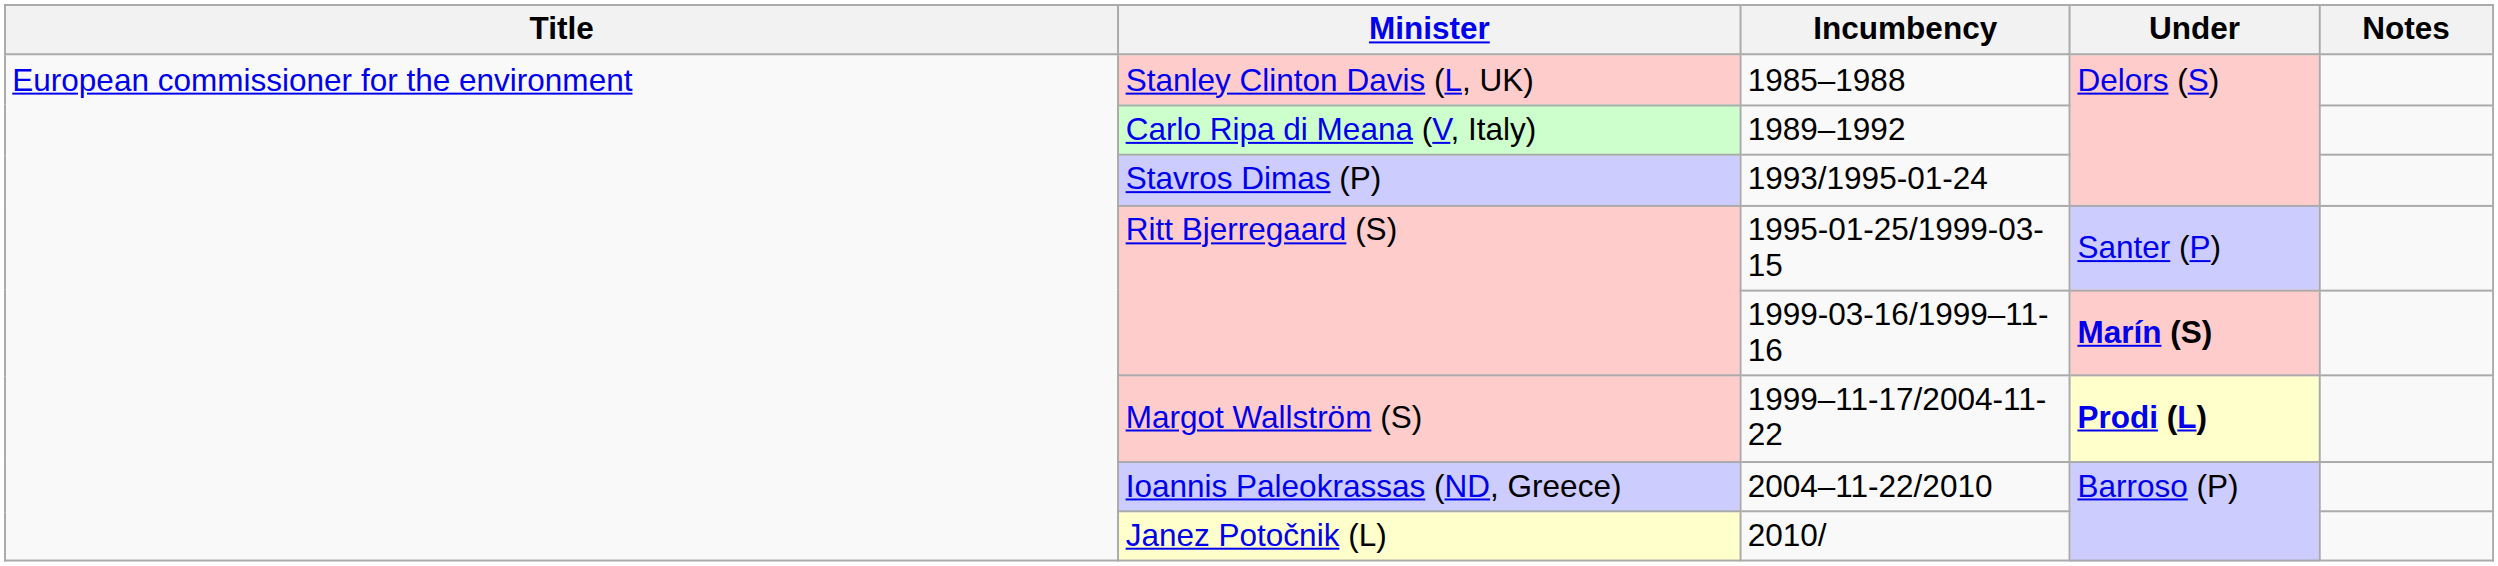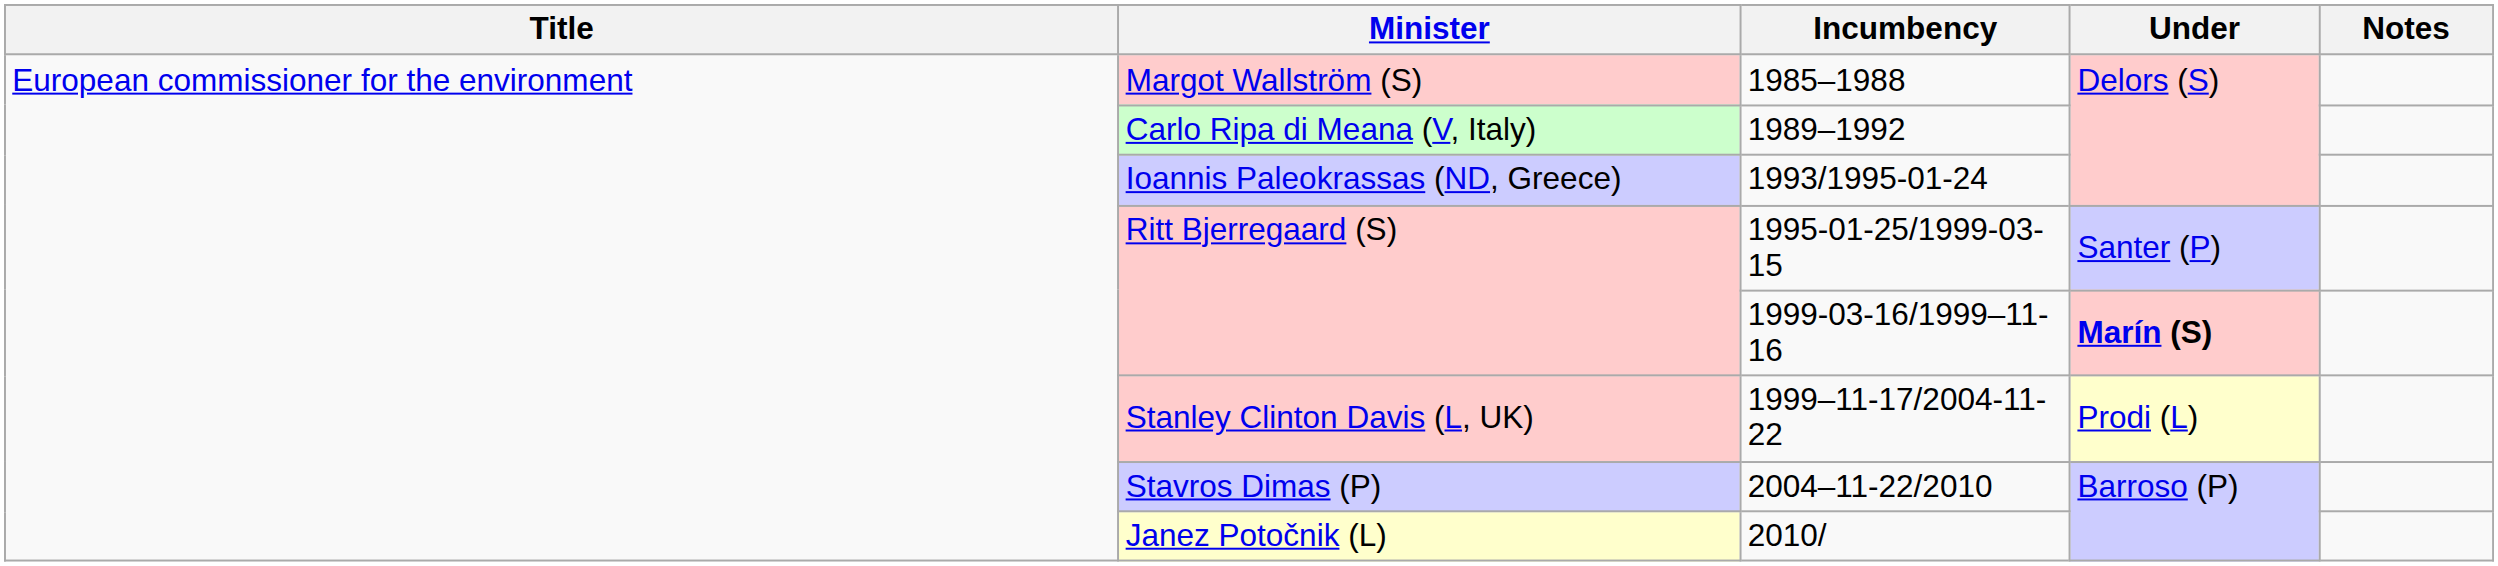(1330, 79) Stanley Clinton Davis (L, UK) -> (1274, 79) Margot Wallström (S)
(1254, 179) Stavros Dimas (P) -> (1374, 179) Ioannis Paleokrassas (ND, Greece)
(1274, 418) Margot Wallström (S) -> (1330, 418) Stanley Clinton Davis (L, UK)
(2142, 418) bold -> (2138, 418) normal
(1374, 485) Ioannis Paleokrassas (ND, Greece) -> (1254, 485) Stavros Dimas (P)
